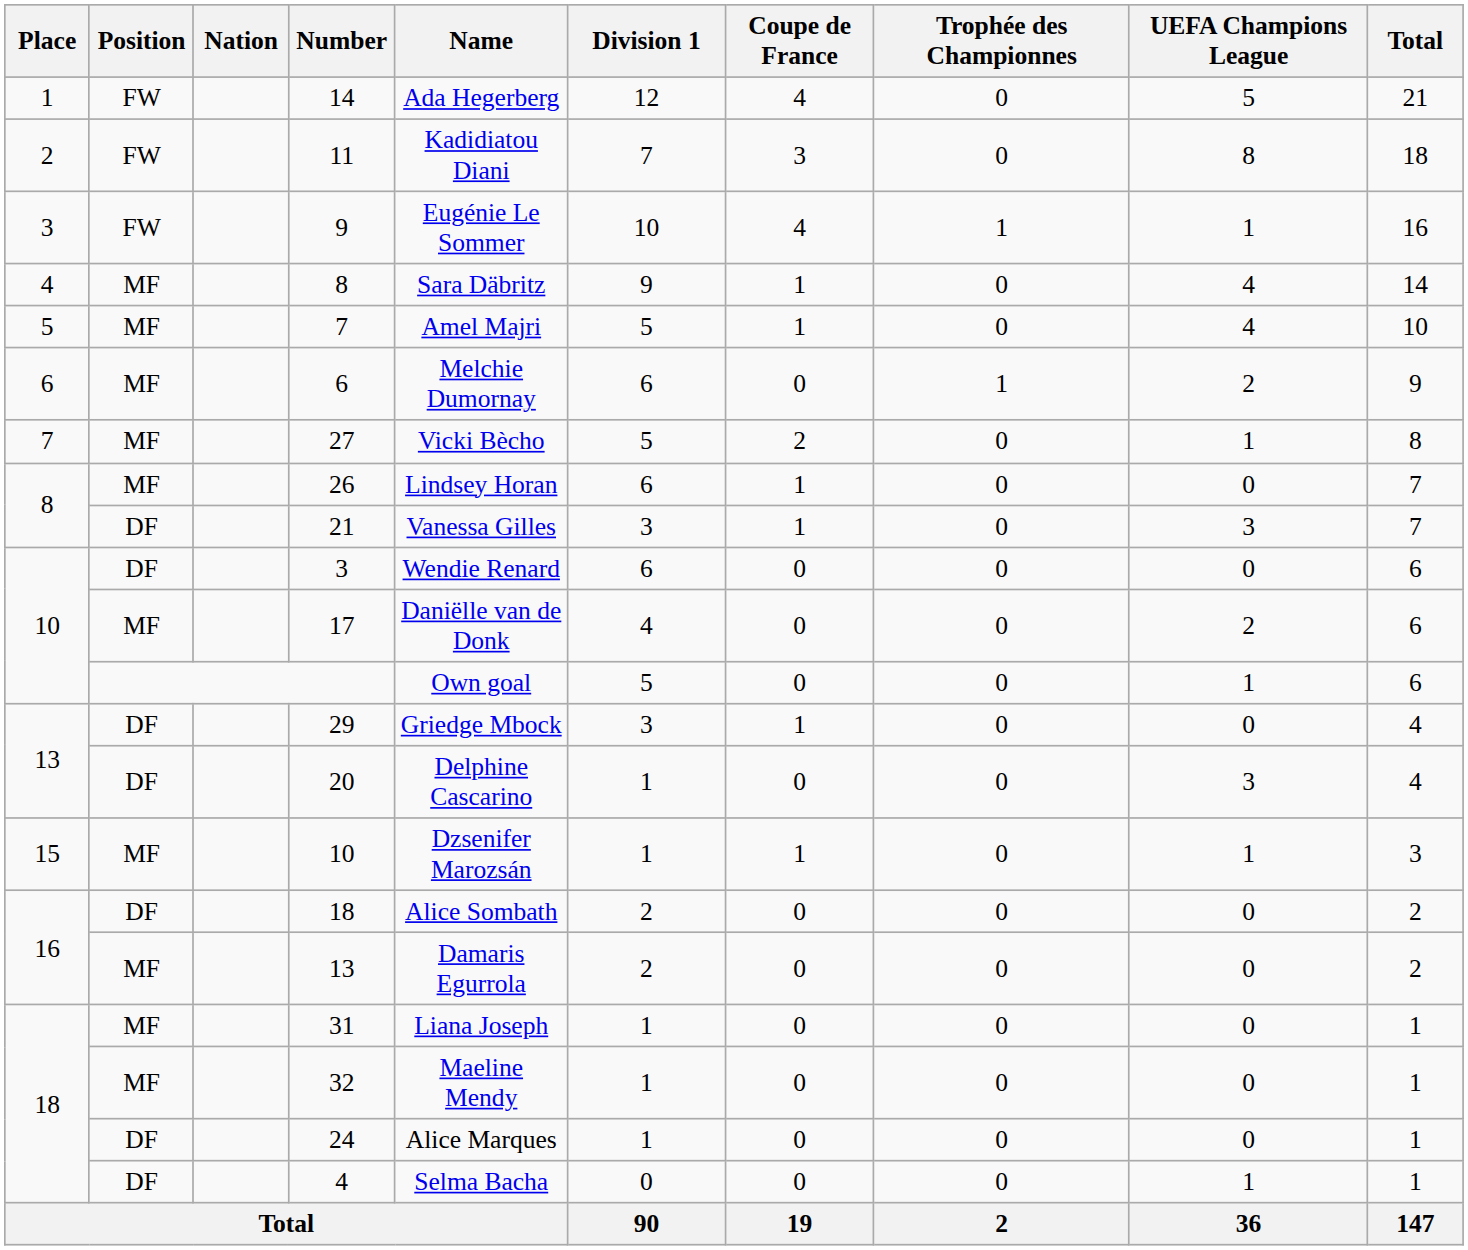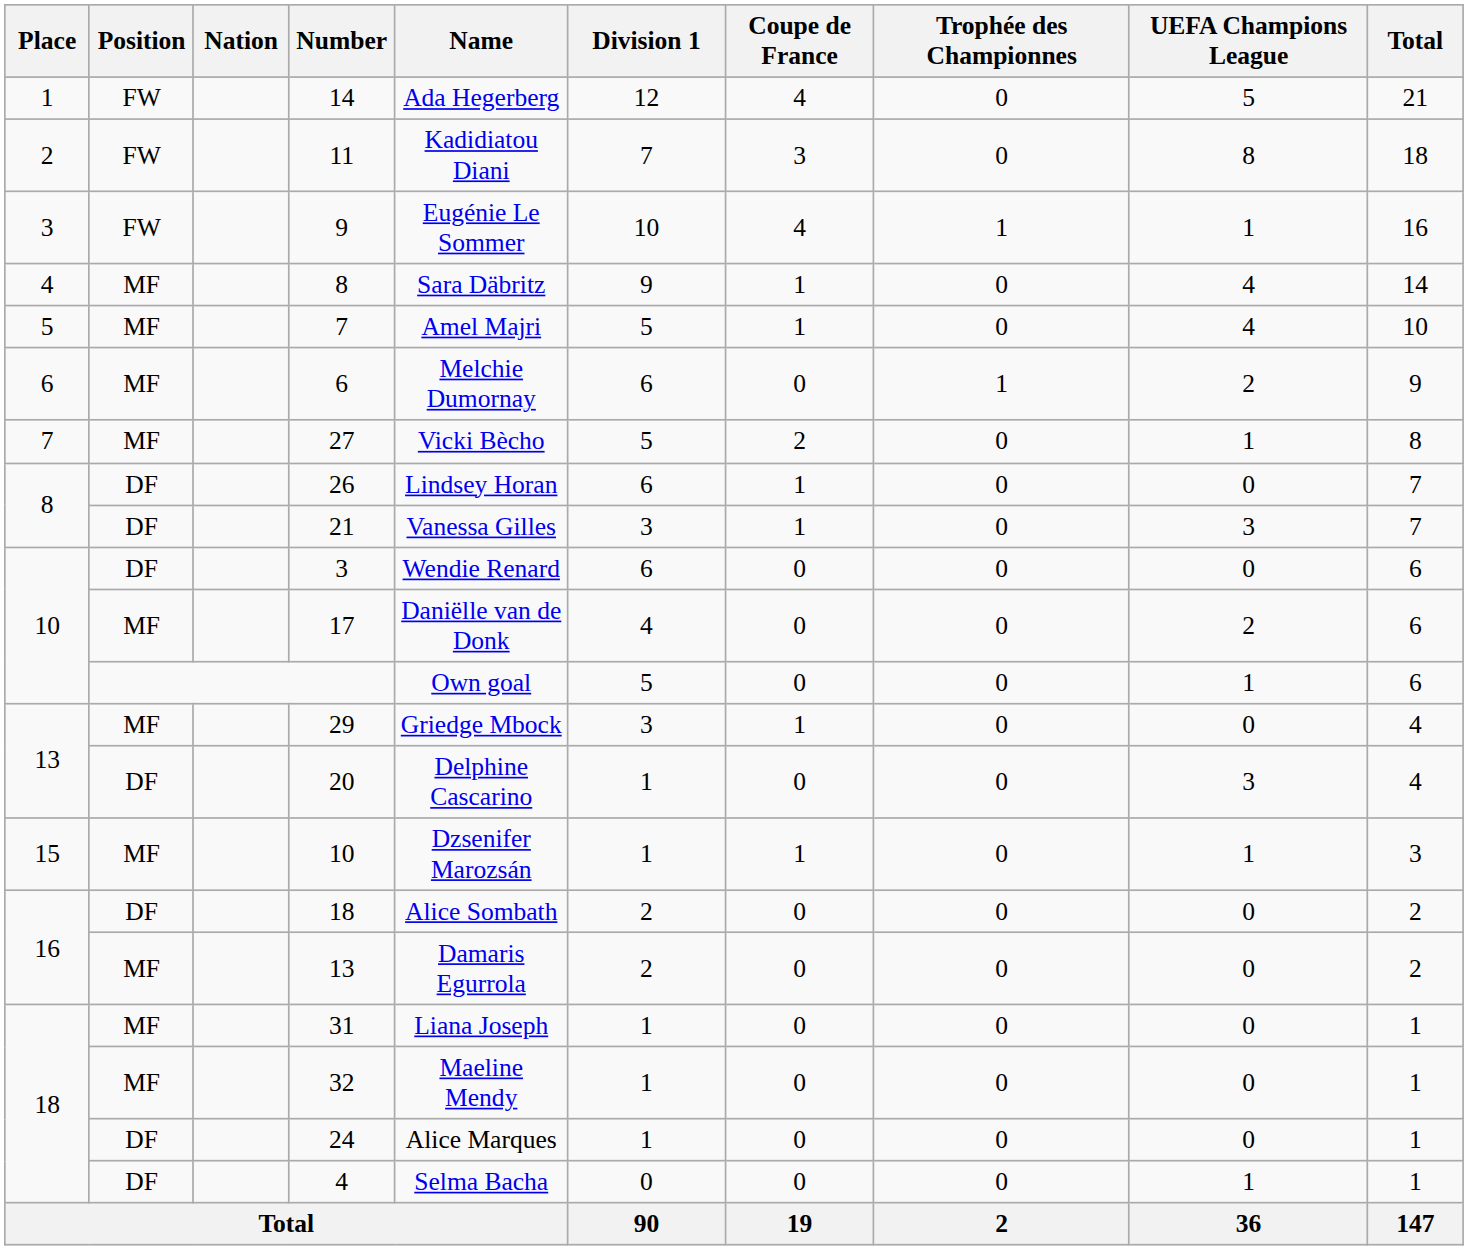(142, 483) MF -> (142, 483) DF
(142, 724) DF -> (142, 724) MF
